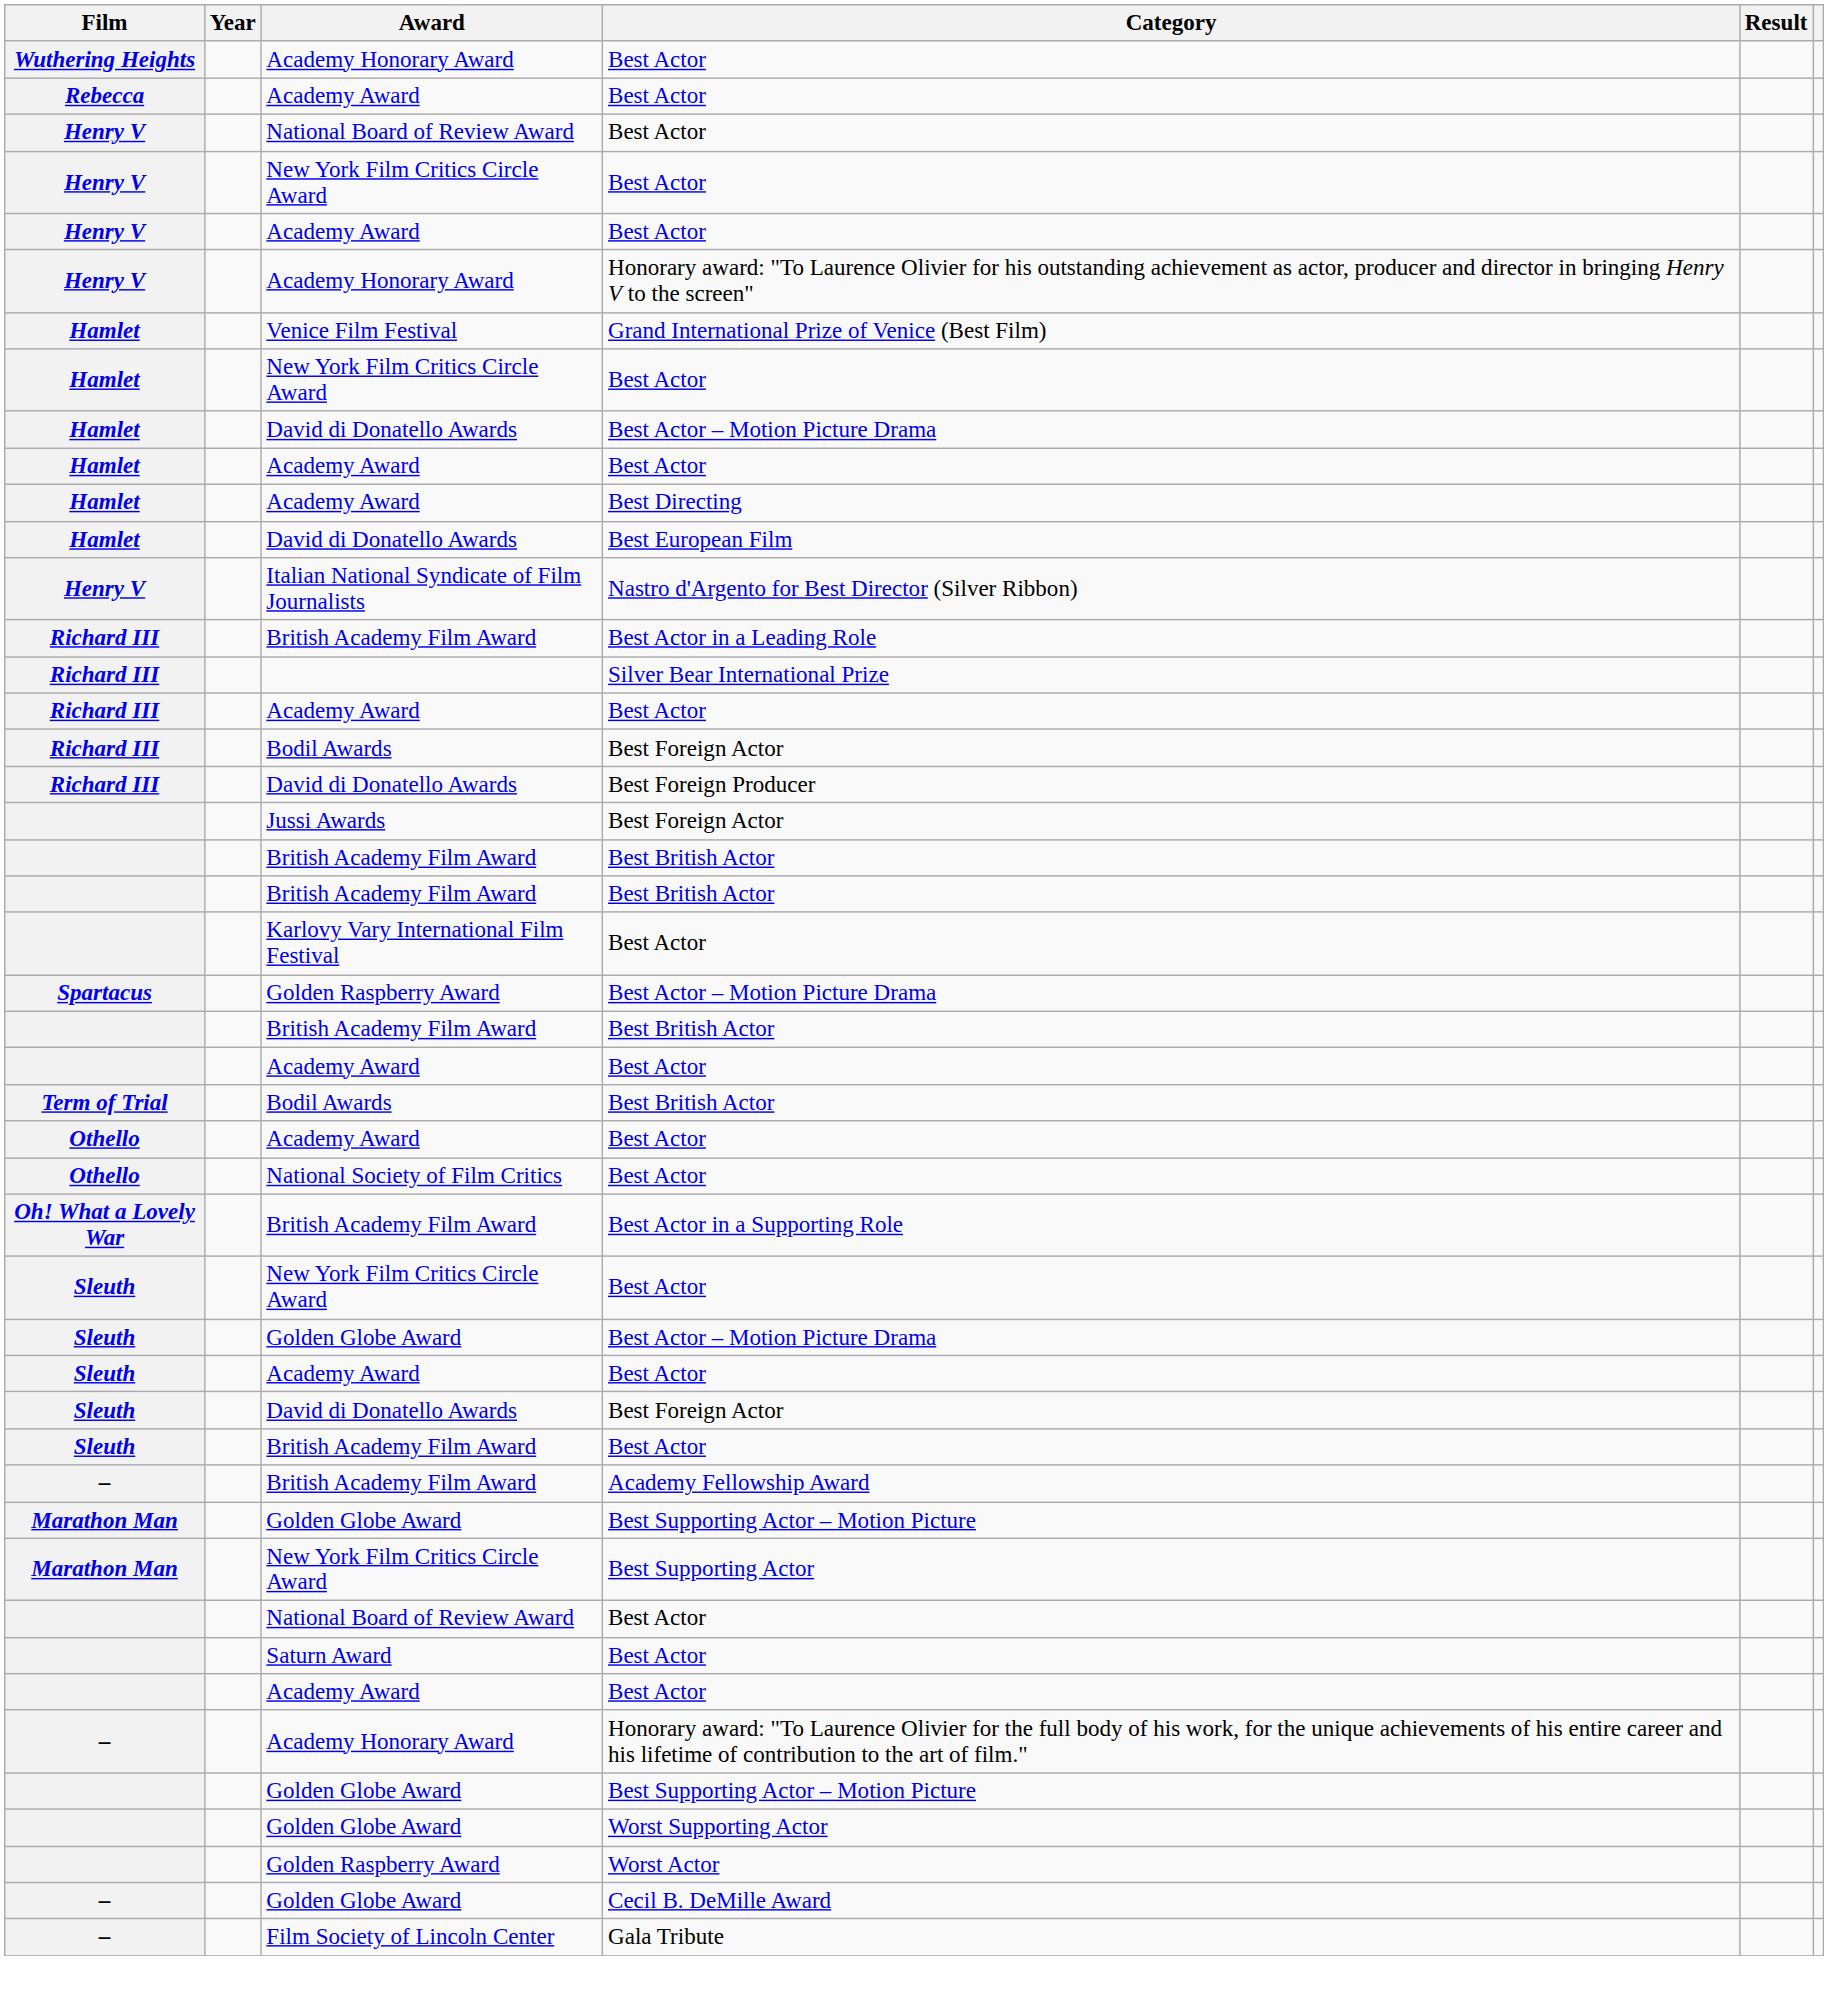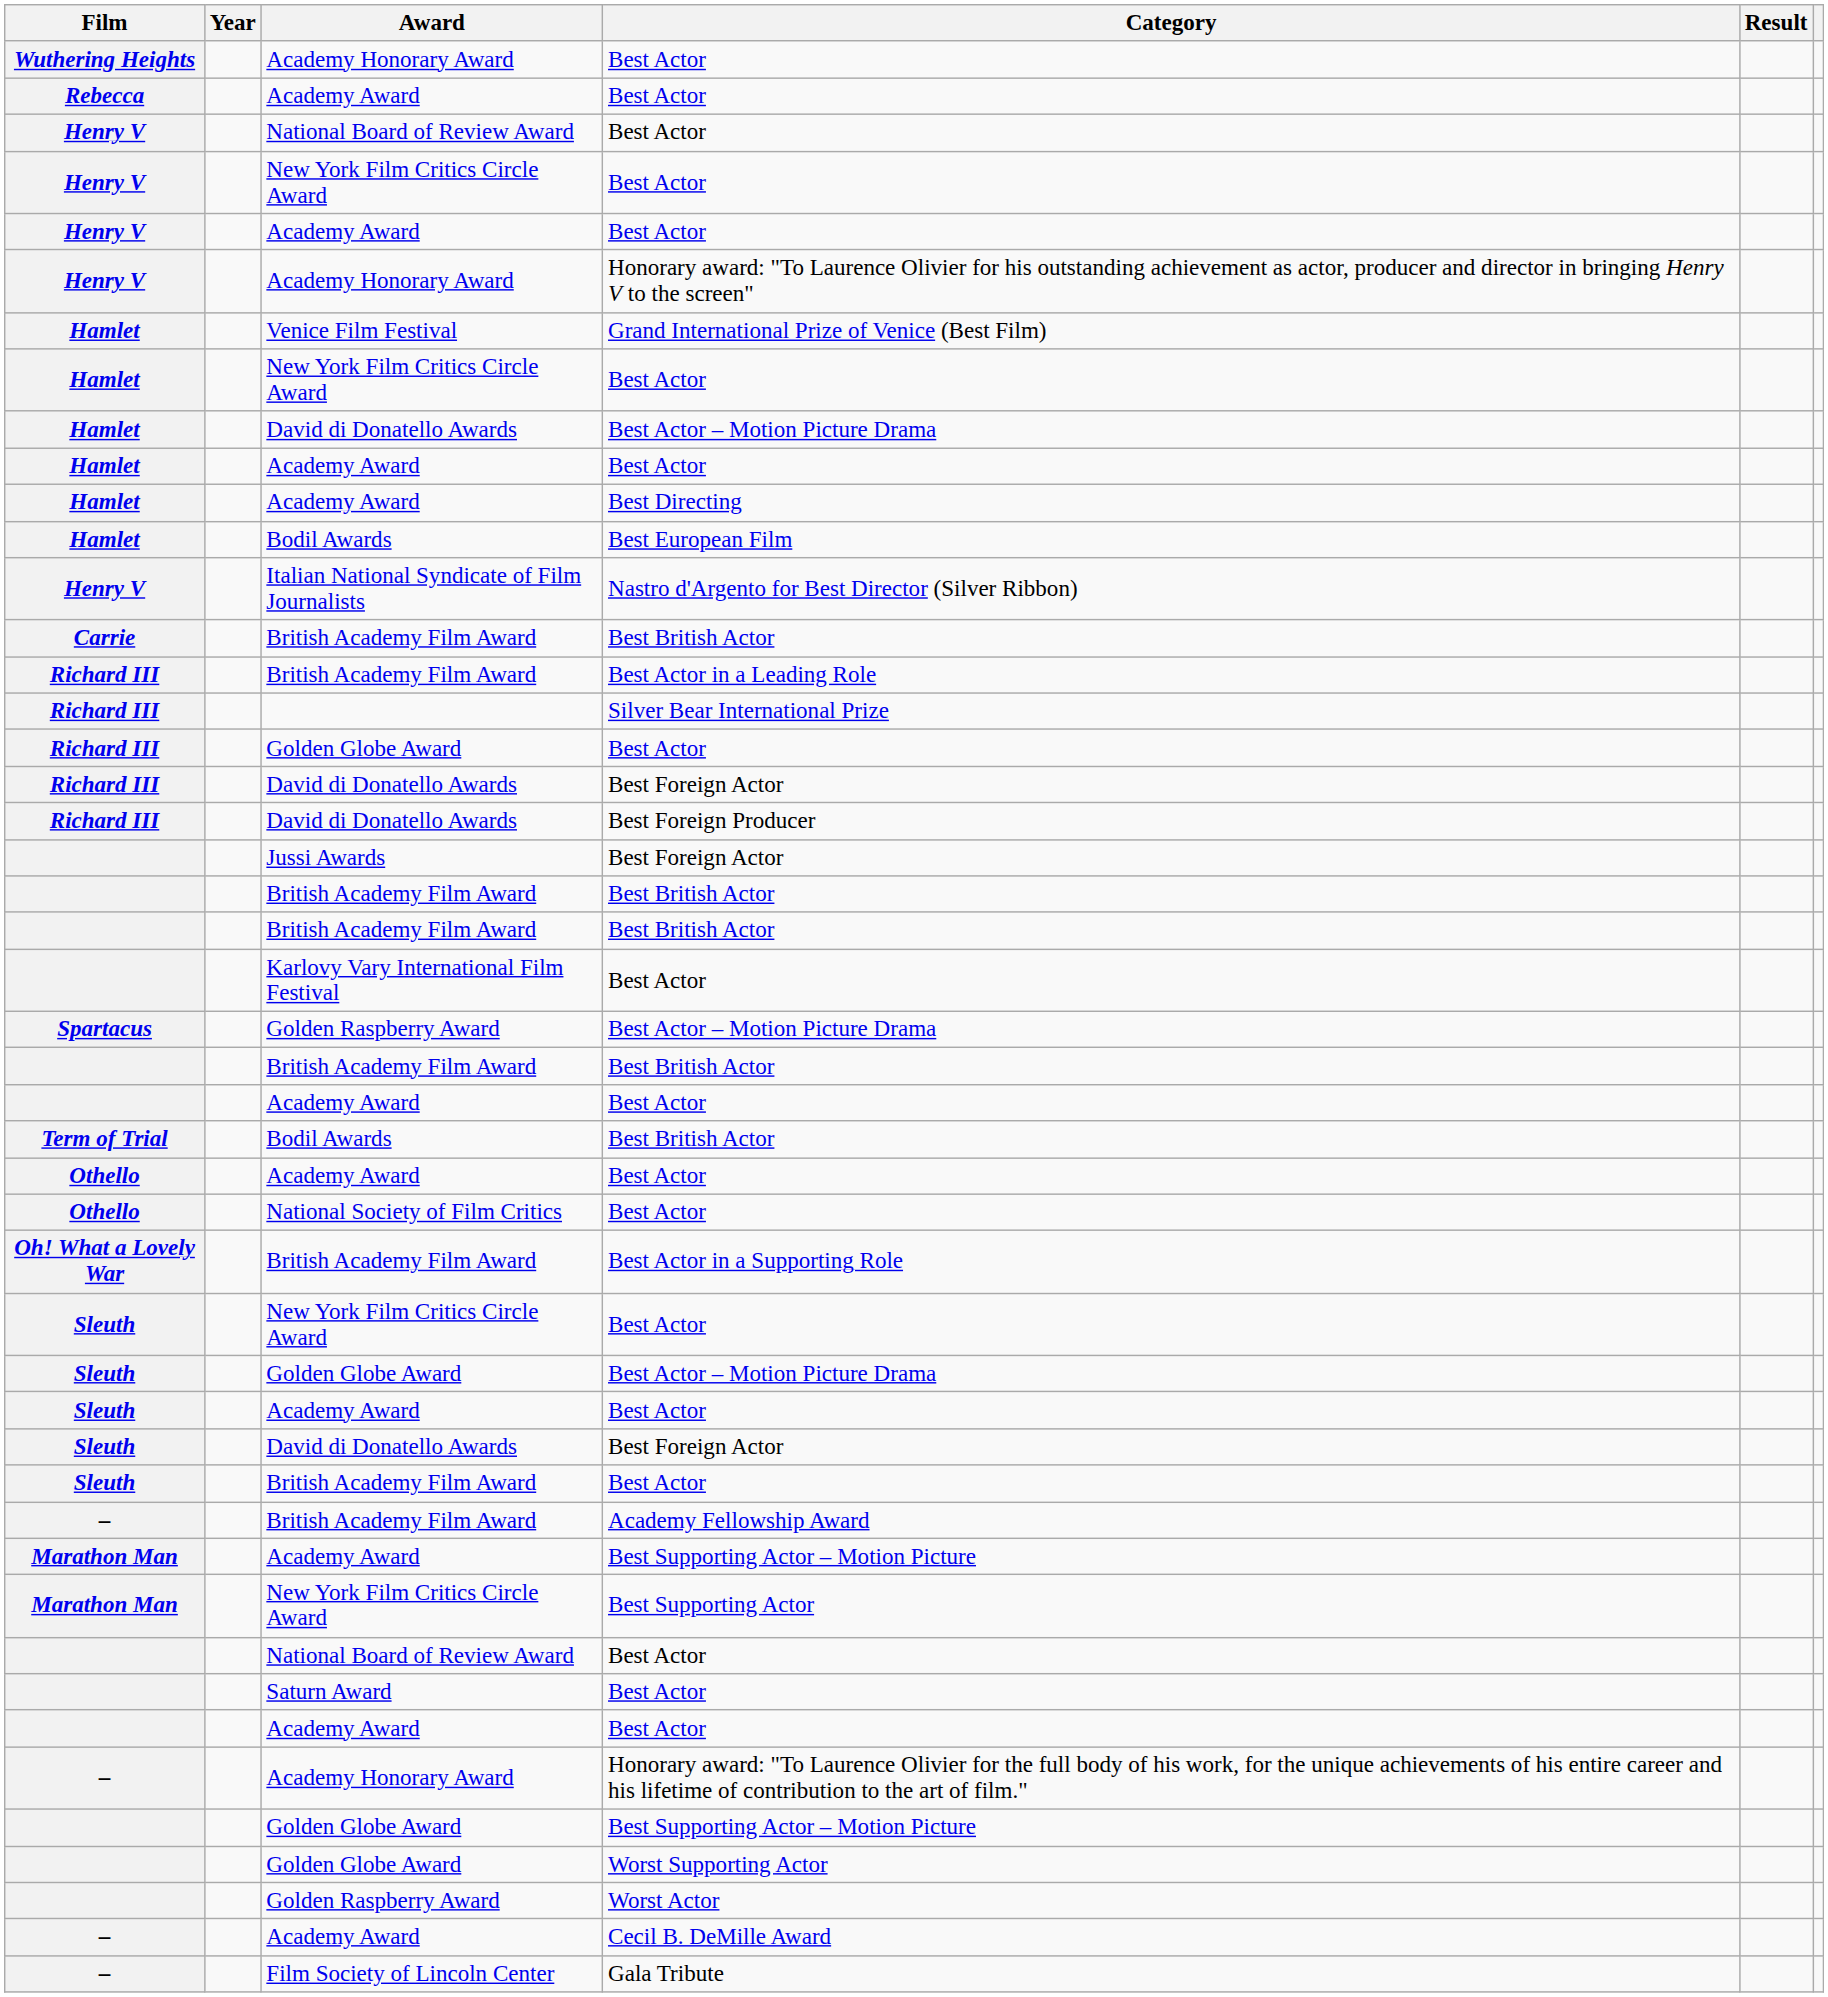(392, 539) David di Donatello Awards -> (329, 539) Bodil Awards
+ row: (105, 638)
(343, 711) Academy Award -> (364, 747) Golden Globe Award
(329, 747) Bodil Awards -> (392, 784) David di Donatello Awards
(364, 1519) Golden Globe Award -> (343, 1556) Academy Award
(364, 1900) Golden Globe Award -> (343, 1936) Academy Award
